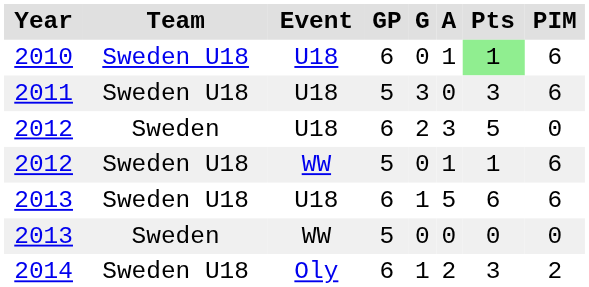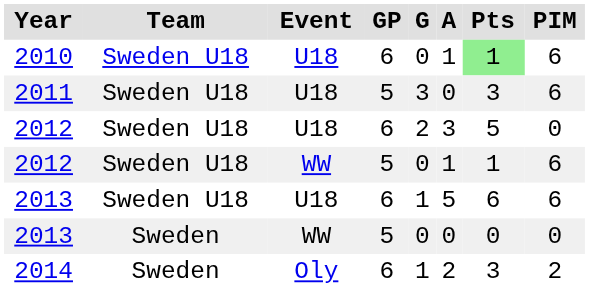(176, 129) Sweden -> (176, 129) Sweden U18
(176, 272) Sweden U18 -> (176, 272) Sweden
